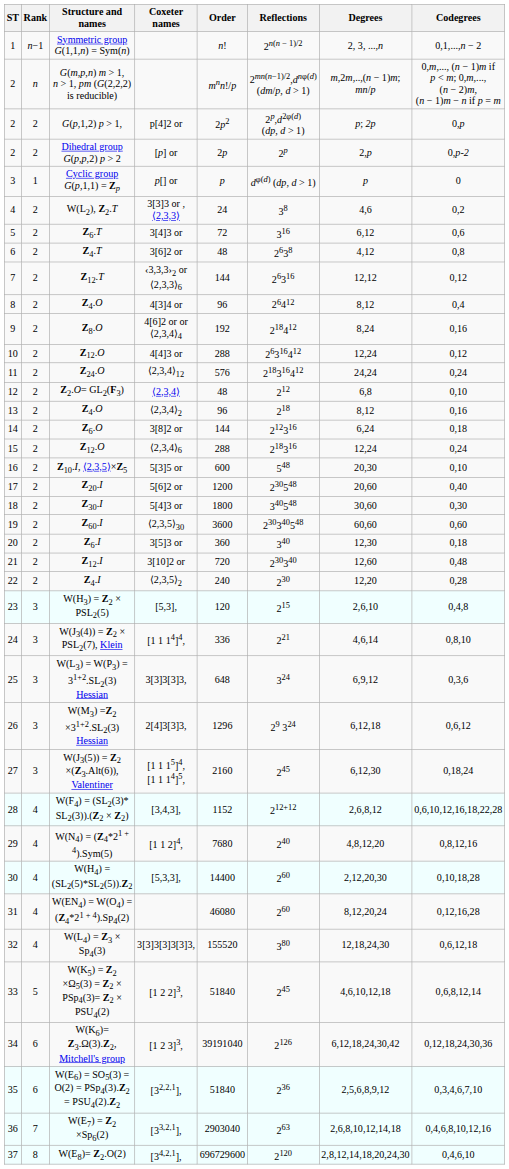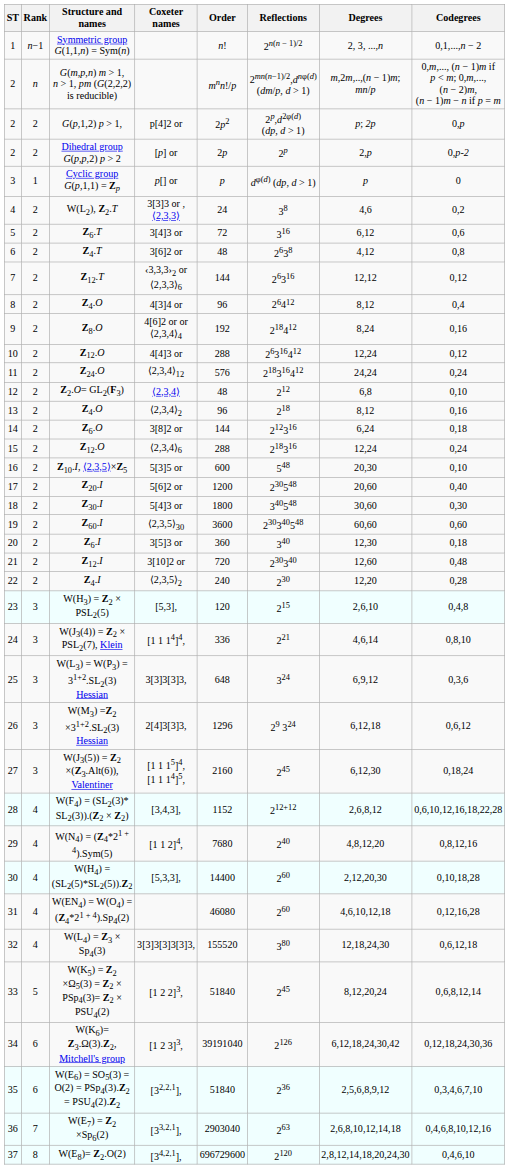(365, 911) 8,12,20,24 -> (365, 911) 4,6,10,12,18
(365, 992) 4,6,10,12,18 -> (365, 992) 8,12,20,24
